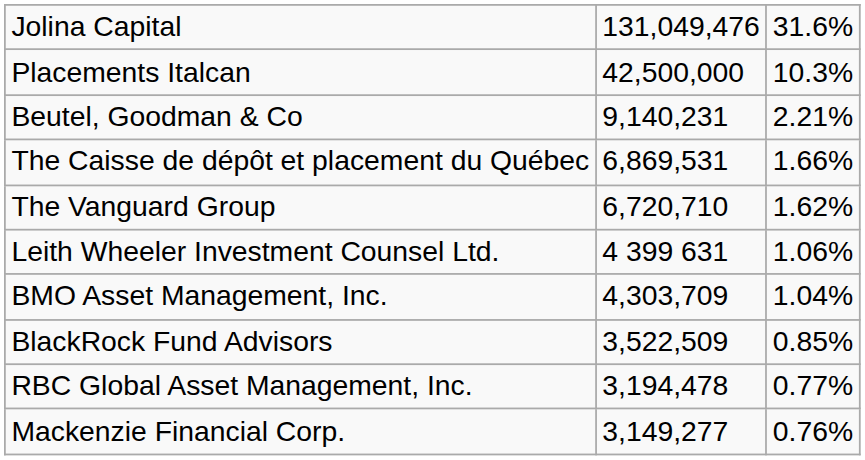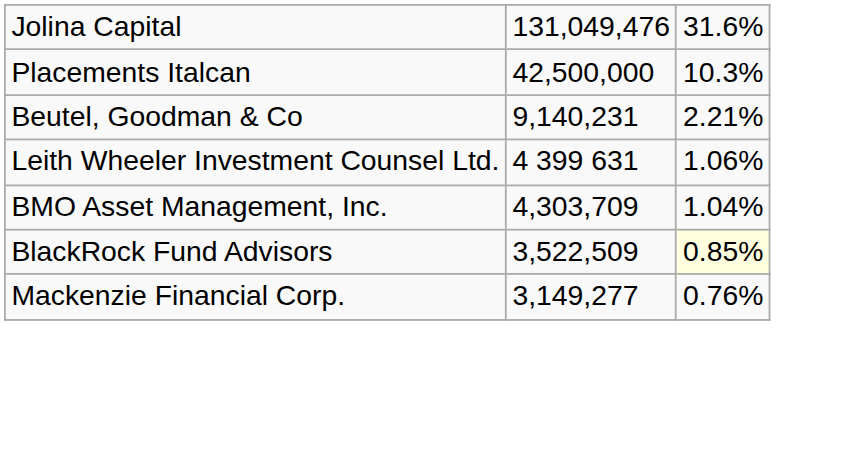- row: (300, 161)
- row: (143, 206)
(813, 341) no background -> (723, 251) lightyellow background
- row: (242, 386)
